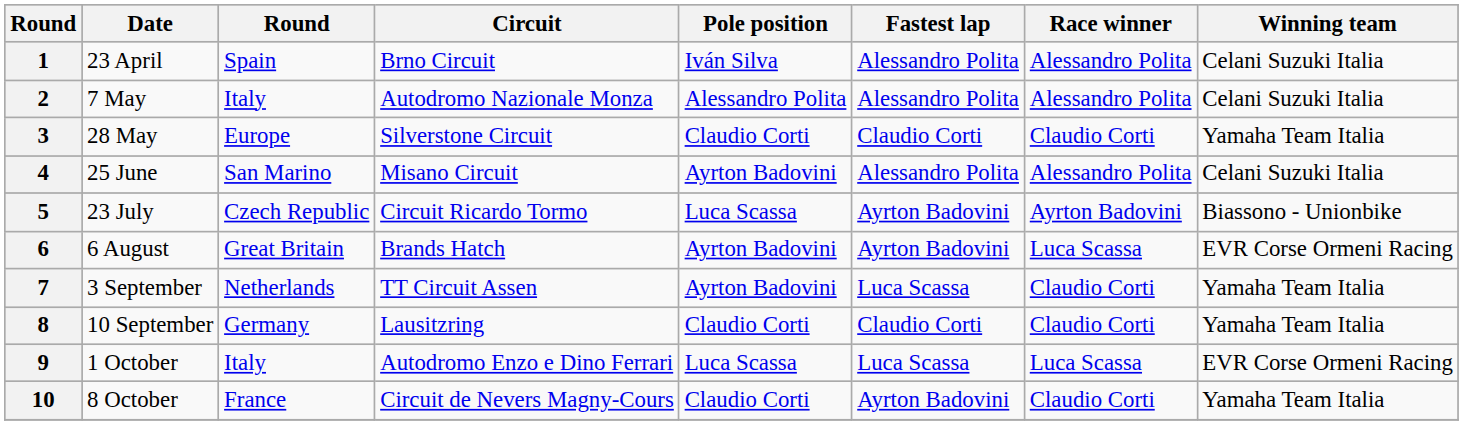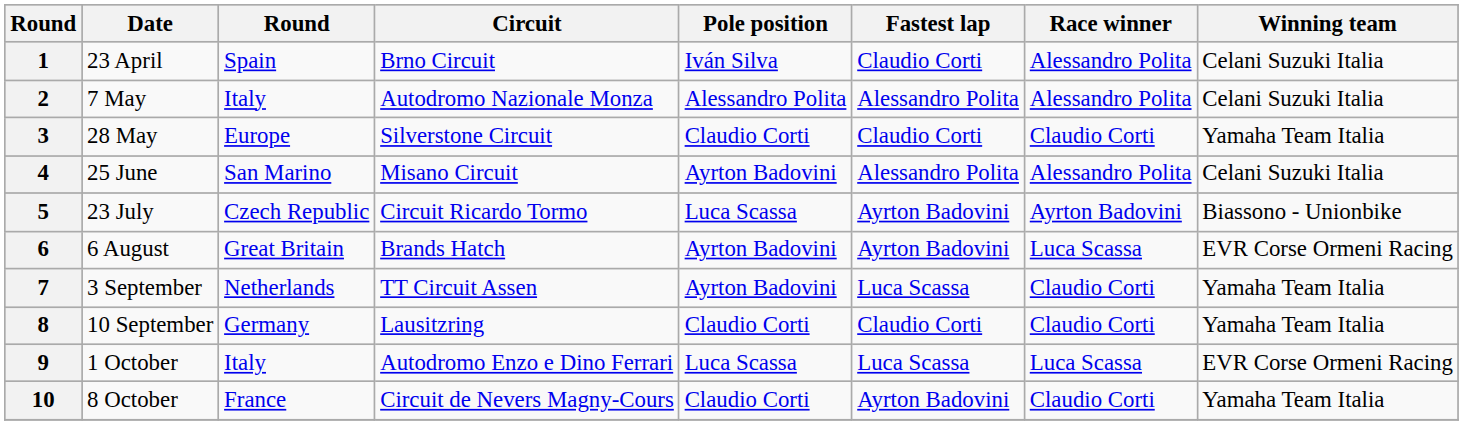(938, 60) Alessandro Polita -> (920, 60) Claudio Corti
